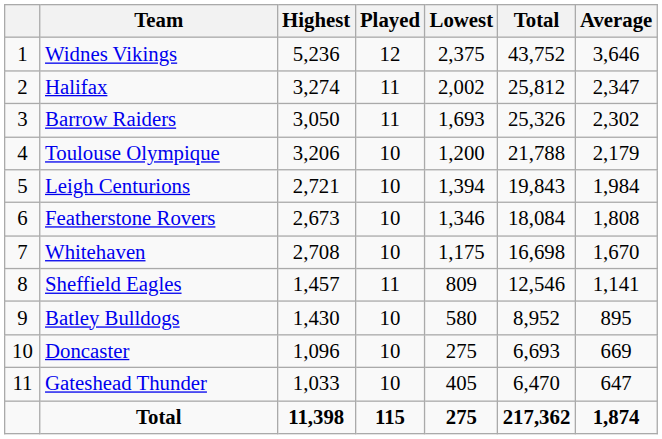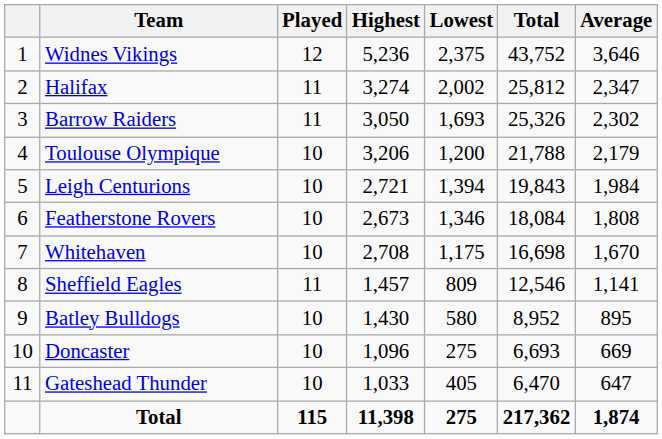columns swapped: (390, 20) <-> (316, 20)
